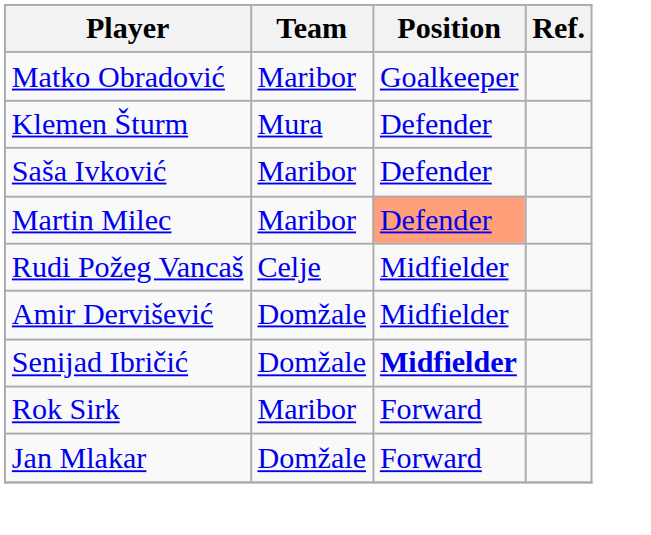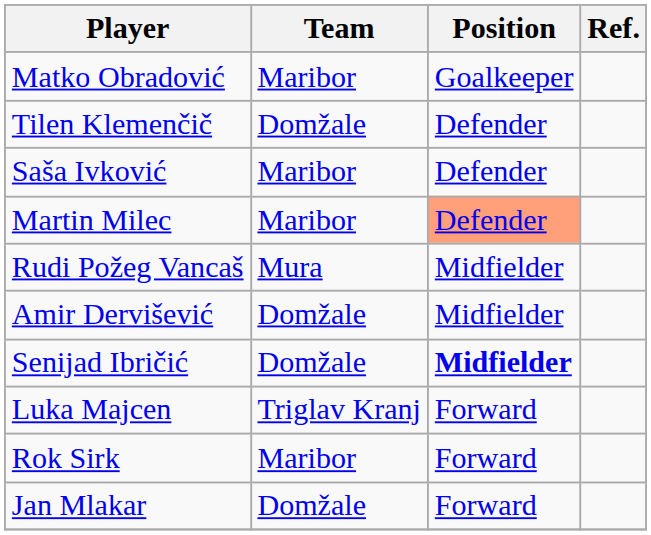+ row: (112, 123)
- row: (100, 123)
(289, 266) Celje -> (290, 266) Mura
+ row: (92, 409)
